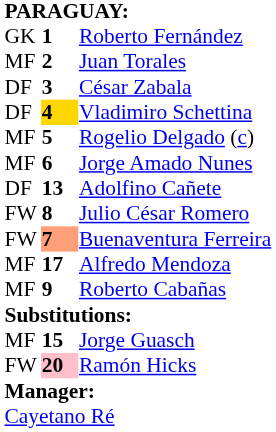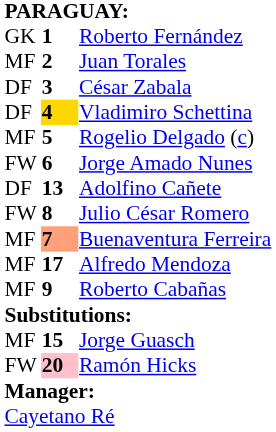(20, 162) MF -> (21, 162) FW
(21, 238) FW -> (20, 238) MF
